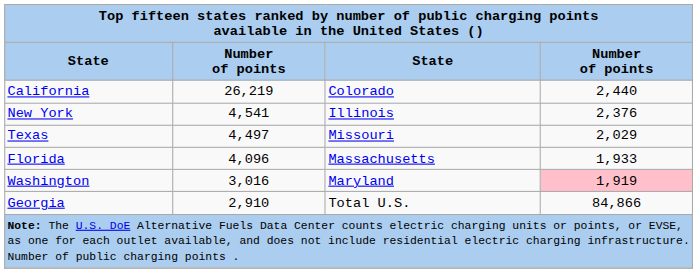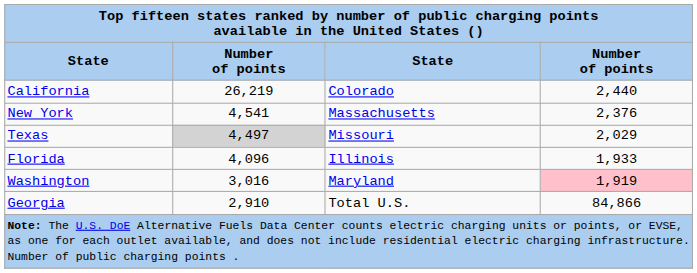(361, 114) Illinois -> (382, 114) Massachusetts
(249, 136) no background -> (249, 136) lightgrey background
(382, 158) Massachusetts -> (361, 158) Illinois
